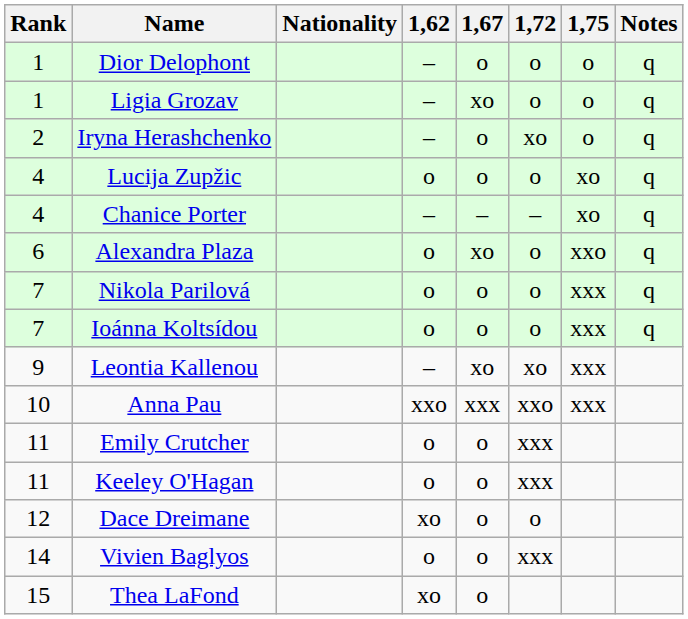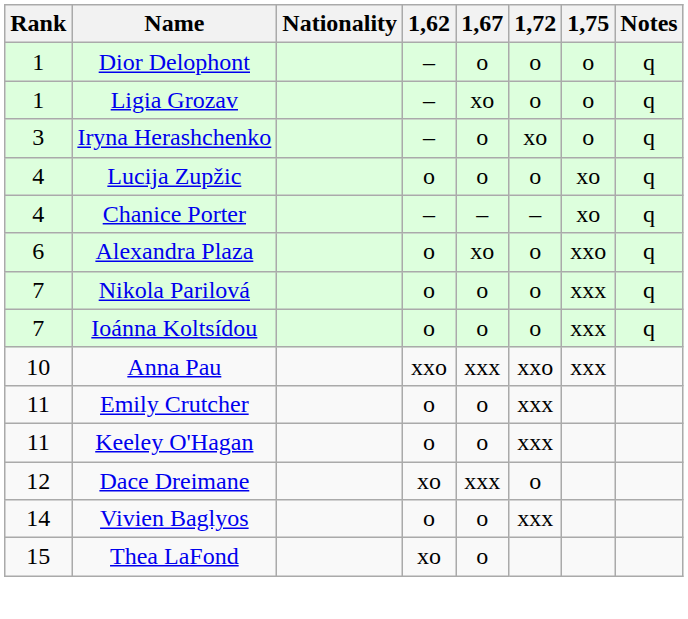(38, 137) 2 -> (38, 137) 3
- row: (174, 366)
(482, 518) o -> (482, 480) xxx
